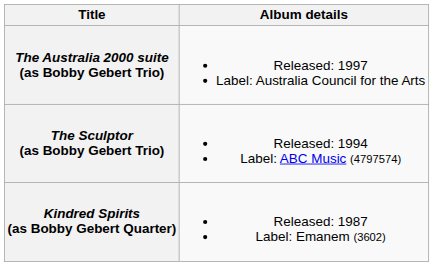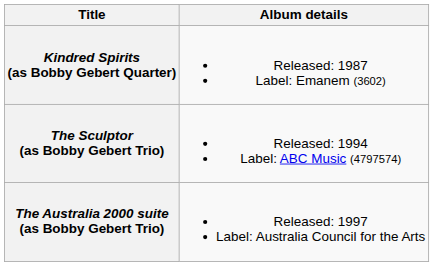rows swapped: (92, 221) <-> (92, 65)
